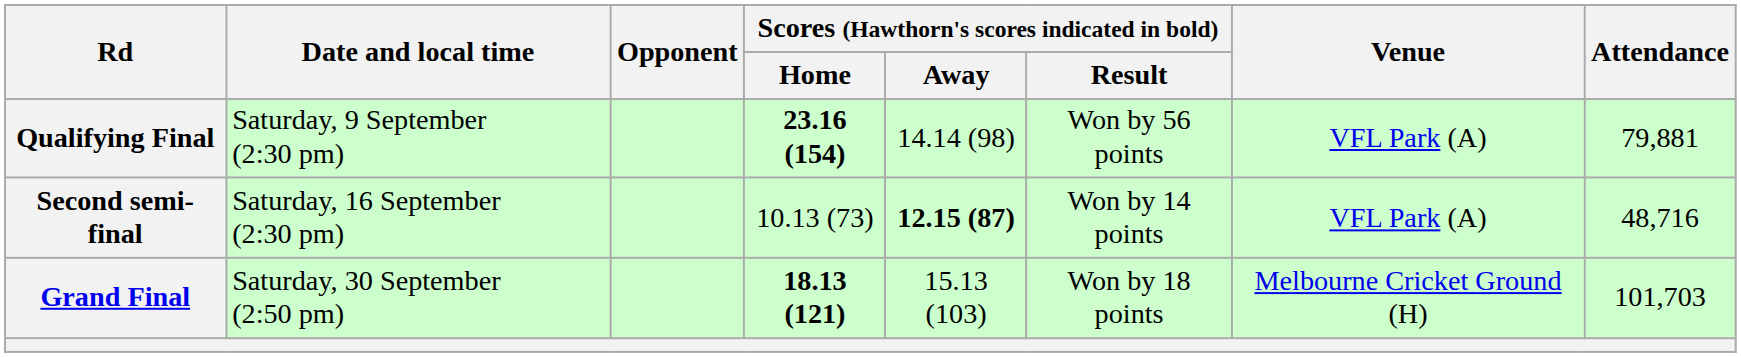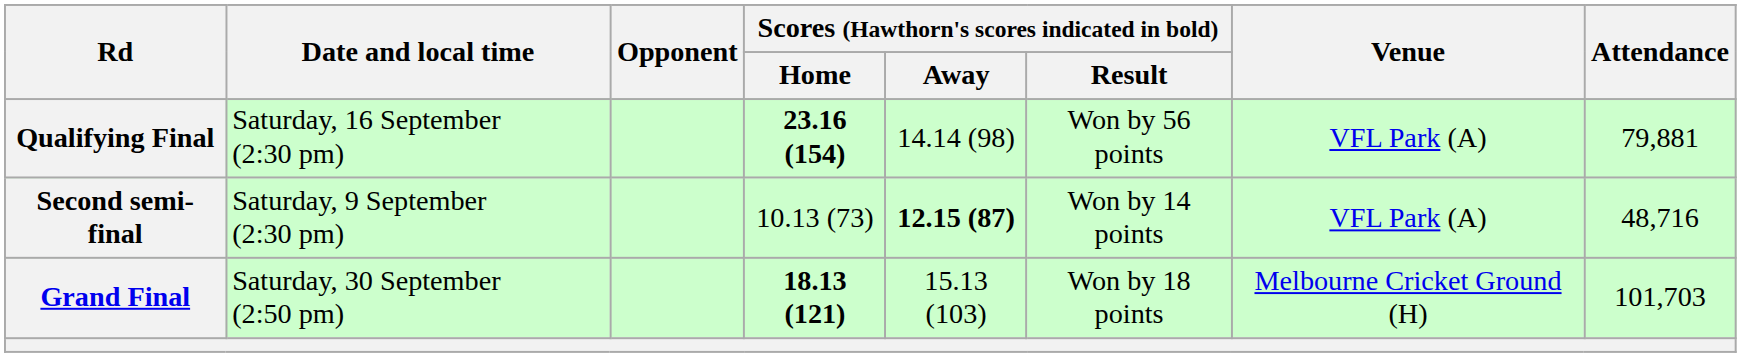(359, 137) Saturday, 9 September (2:30 pm) -> (366, 137) Saturday, 16 September (2:30 pm)
(366, 217) Saturday, 16 September (2:30 pm) -> (359, 217) Saturday, 9 September (2:30 pm)
